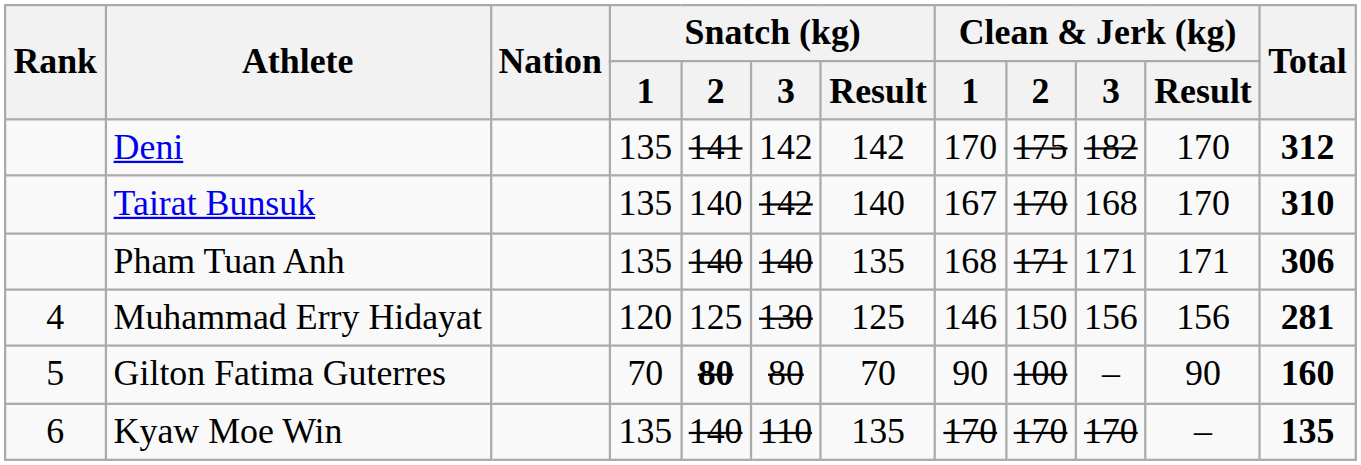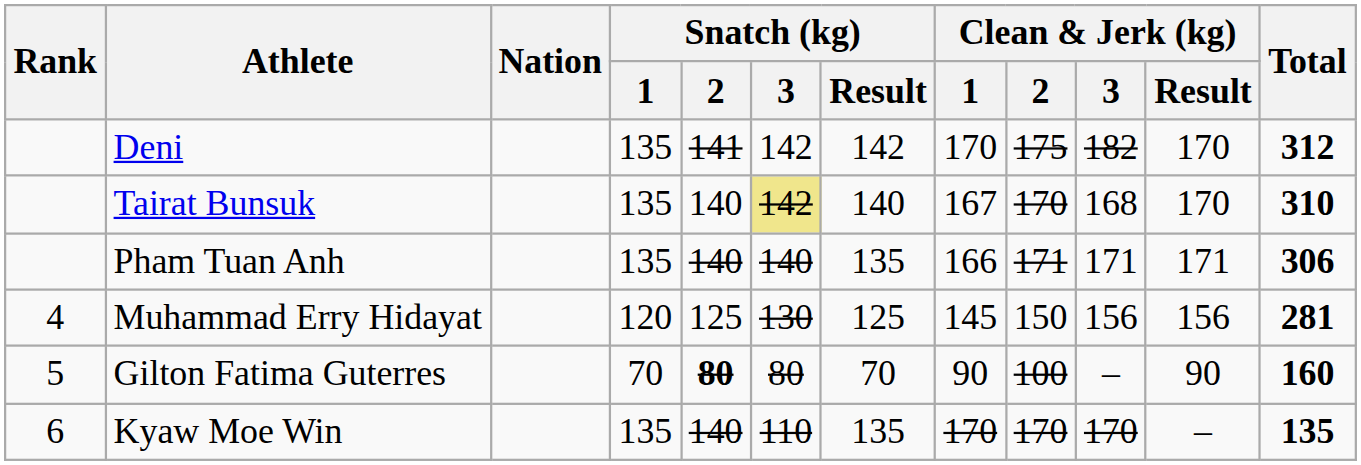(786, 203) no background -> (786, 203) khaki background
(970, 260) 168 -> (970, 260) 166
(970, 317) 146 -> (970, 317) 145
